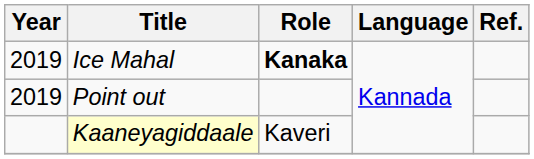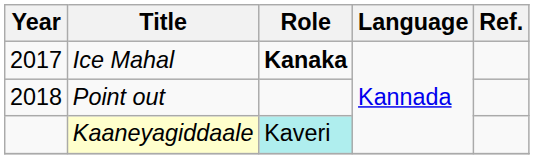(36, 60) 2019 -> (36, 60) 2017
(36, 97) 2019 -> (36, 97) 2018
(297, 134) no background -> (297, 134) paleturquoise background
